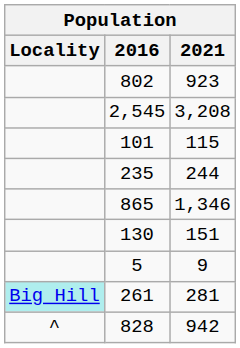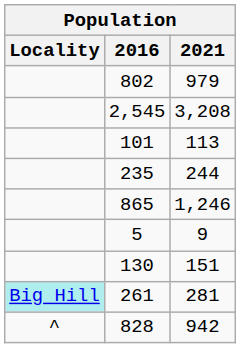(203, 82) 923 -> (203, 82) 979
(203, 143) 115 -> (203, 143) 113
(203, 204) 1,346 -> (203, 204) 1,246
rows swapped: (137, 235) <-> (137, 266)
